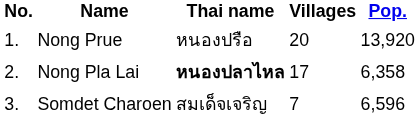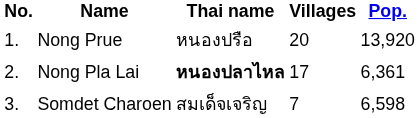(383, 71) 6,358 -> (383, 71) 6,361
(383, 103) 6,596 -> (383, 103) 6,598
